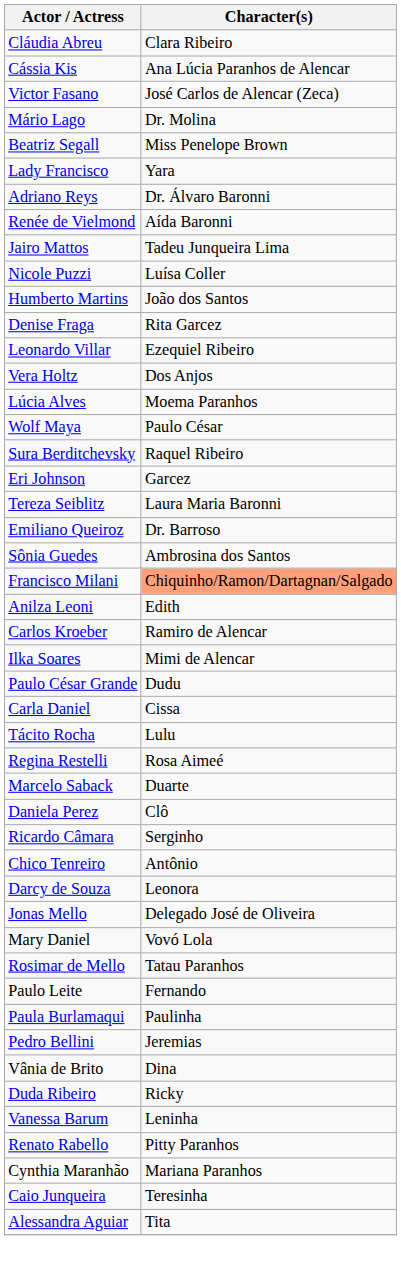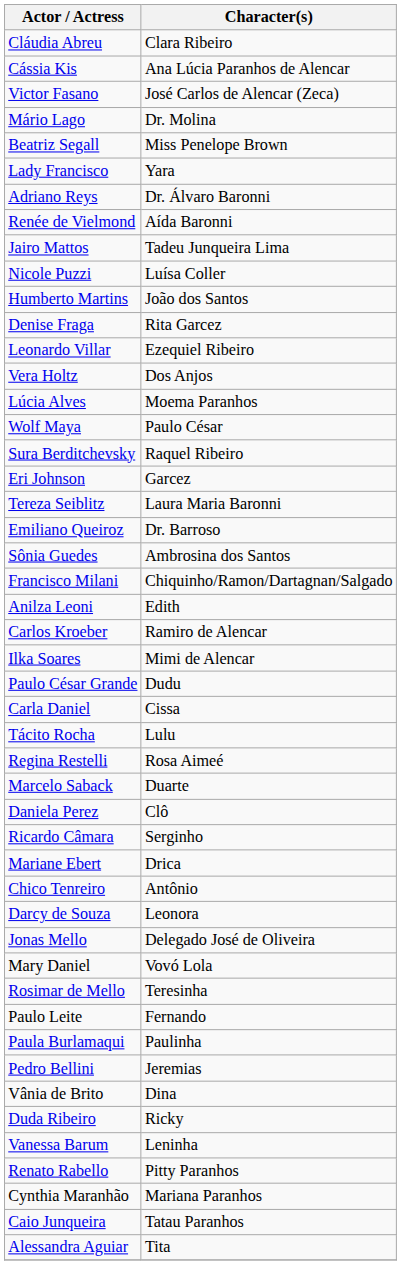(269, 581) lightsalmon background -> (269, 581) no background
+ row: (55, 863)
(194, 965) Tatau Paranhos -> (176, 991) Teresinha
(176, 1196) Teresinha -> (194, 1221) Tatau Paranhos
